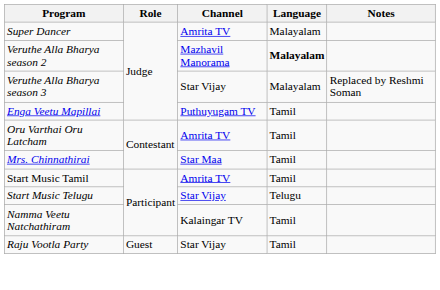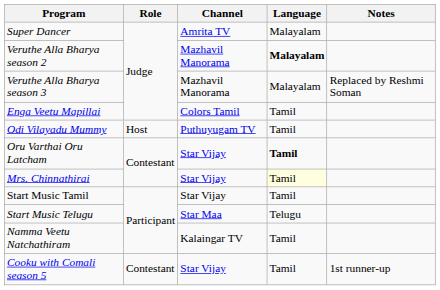(203, 86) Star Vijay -> (205, 86) Mazhavil Manorama
(218, 111) Puthuyugam TV -> (210, 111) Colors Tamil
+ row: (57, 129)
(205, 135) Amrita TV -> (203, 153) Star Vijay
(283, 135) normal -> (284, 153) bold
(201, 159) Star Maa -> (203, 177) Star Vijay
(283, 159) no background -> (283, 177) lightyellow background
(205, 177) Amrita TV -> (203, 195) Star Vijay
(203, 195) Star Vijay -> (201, 213) Star Maa
- row: (48, 244)
+ row: (51, 269)
